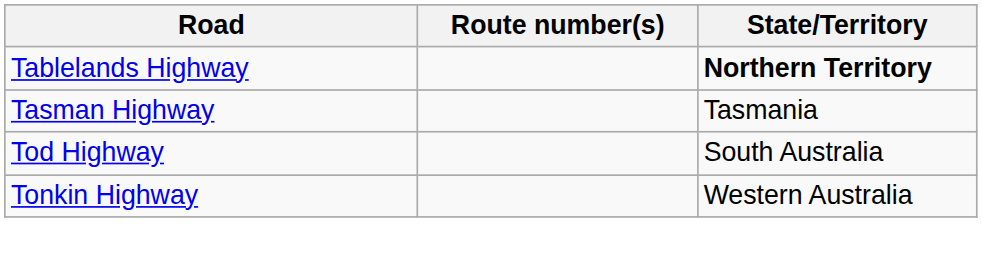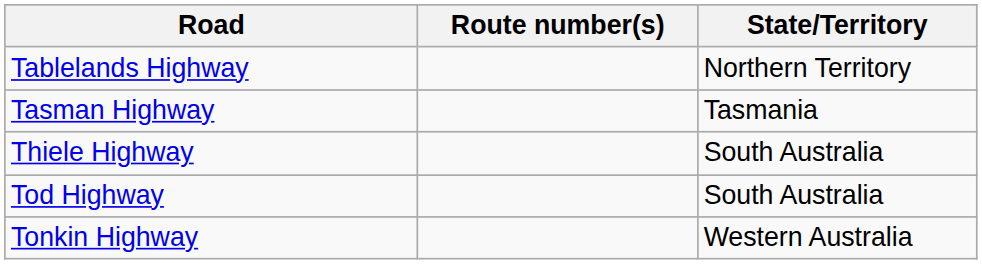(818, 68) bold -> (807, 68) normal
+ row: (102, 152)
